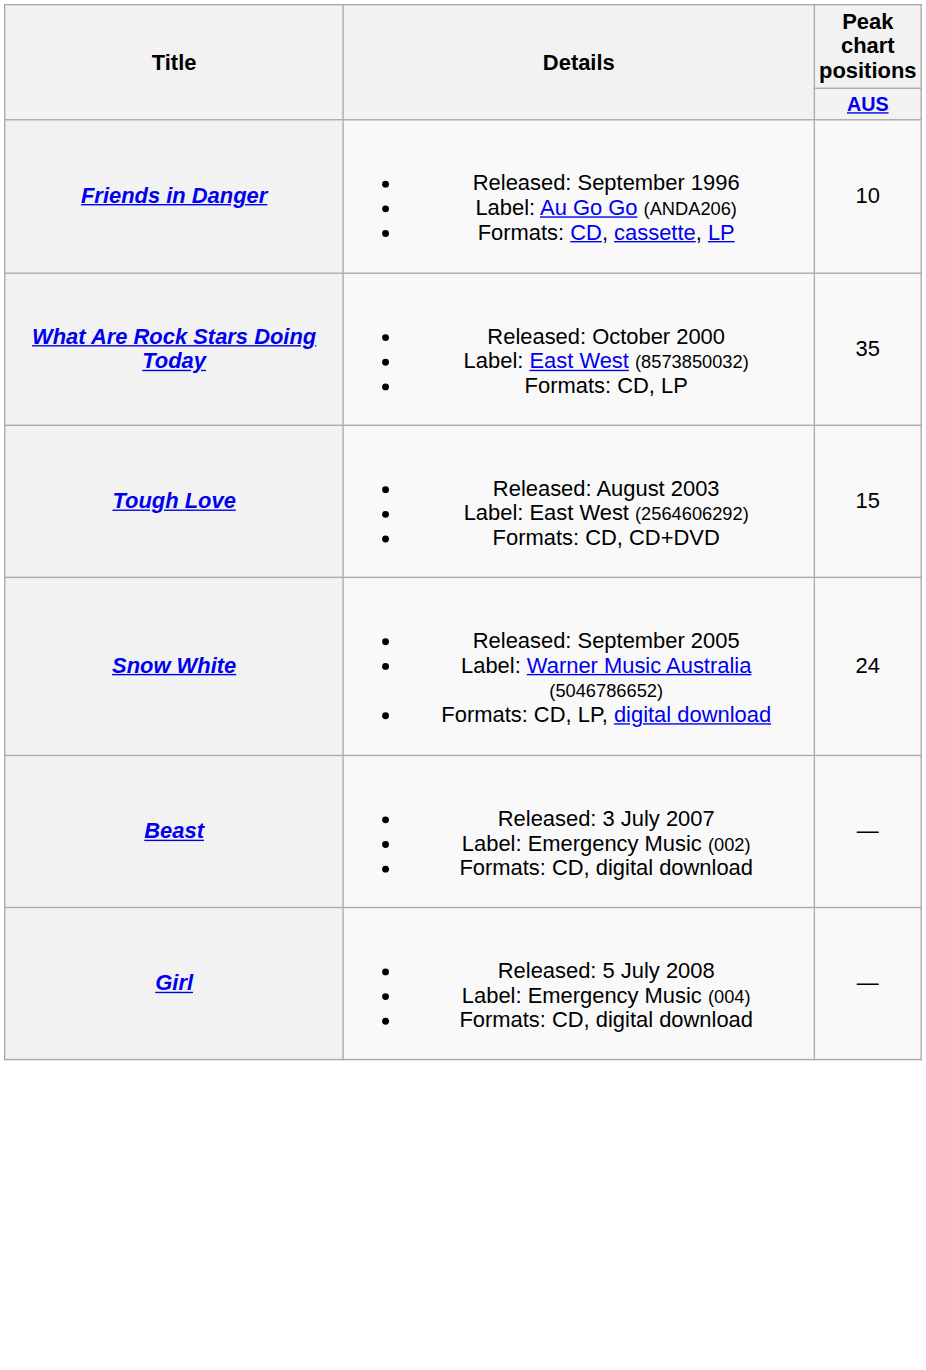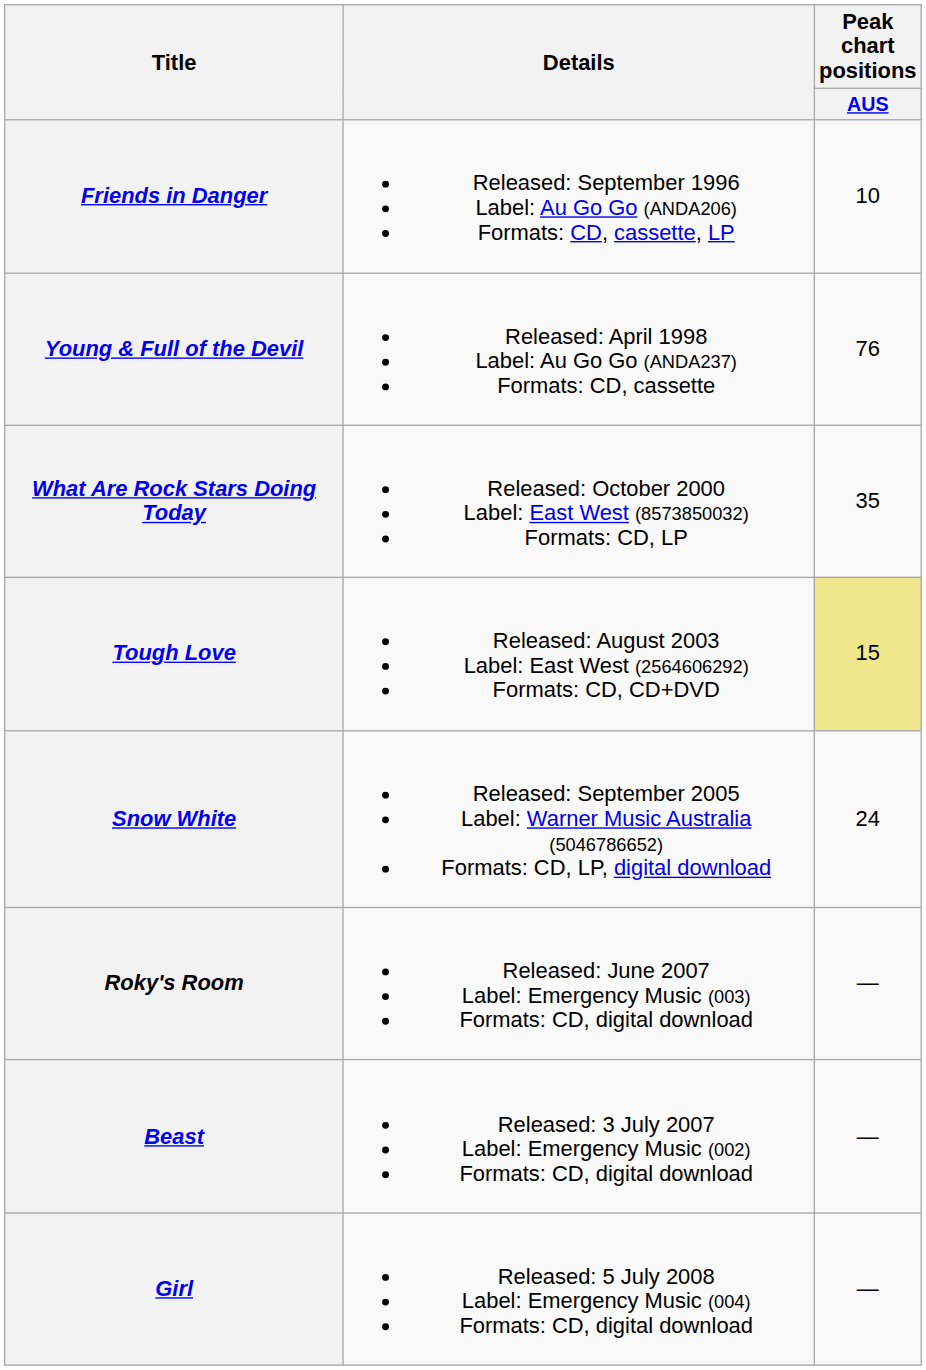+ row: (174, 348)
(868, 501) no background -> (868, 653) khaki background
+ row: (174, 983)
